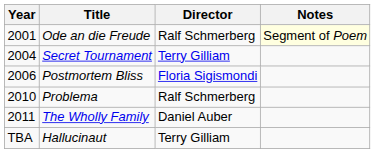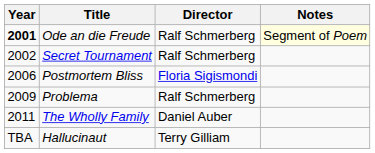(22, 35) normal -> (22, 35) bold
(22, 55) 2004 -> (22, 55) 2002
(194, 55) Terry Gilliam -> (207, 55) Ralf Schmerberg
(22, 96) 2010 -> (22, 96) 2009
